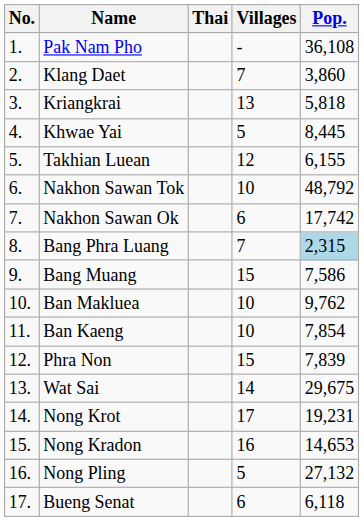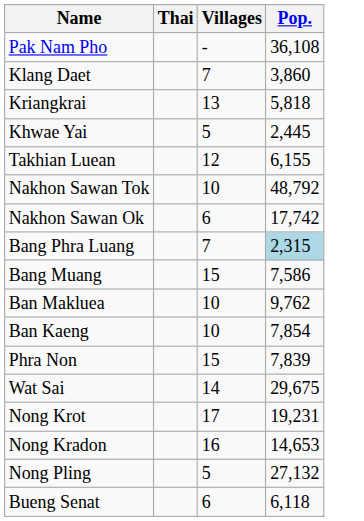- column: (22, 18)
(325, 132) 8,445 -> (290, 132) 2,445
